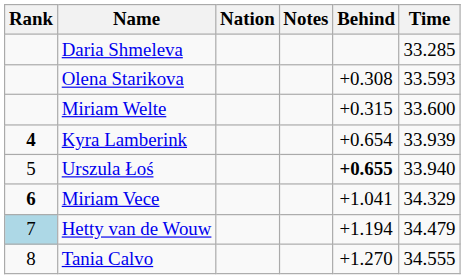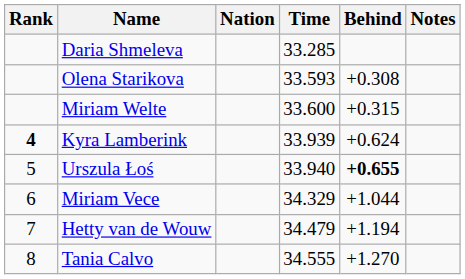columns swapped: (430, 19) <-> (306, 19)
(366, 139) +0.654 -> (373, 139) +0.624
(31, 199) bold -> (31, 199) normal
(366, 199) +1.041 -> (373, 199) +1.044
(31, 229) lightblue background -> (31, 229) no background
